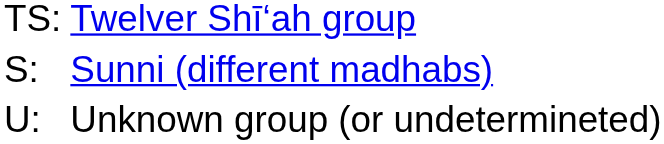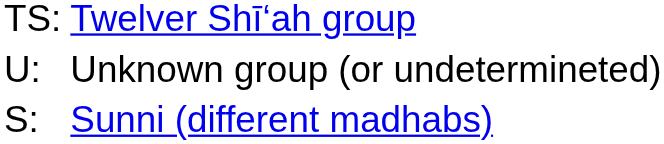rows swapped: (282, 69) <-> (366, 120)
